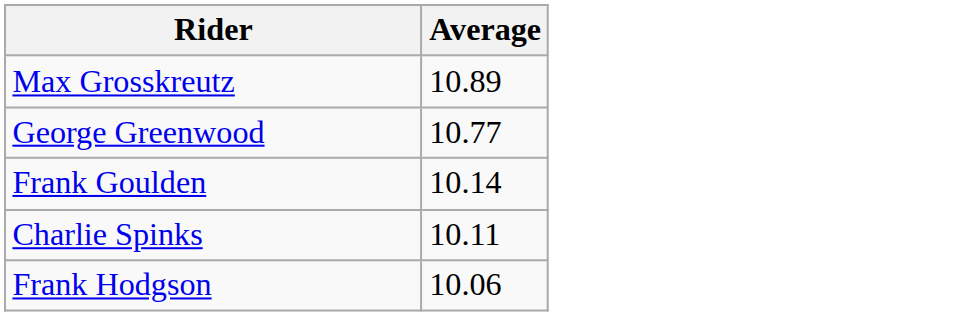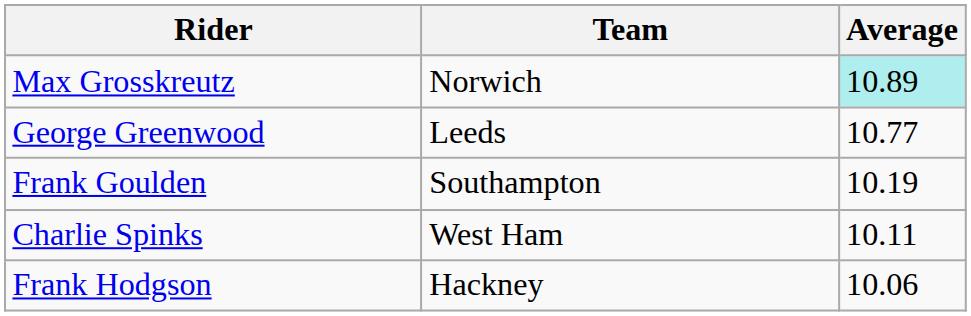+ column: (630, 30)
(465, 81) no background -> (882, 81) paleturquoise background
(465, 183) 10.14 -> (882, 183) 10.19
